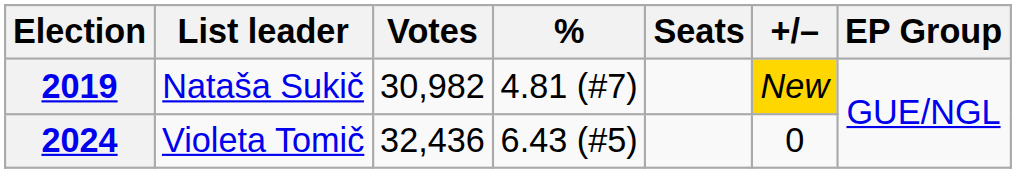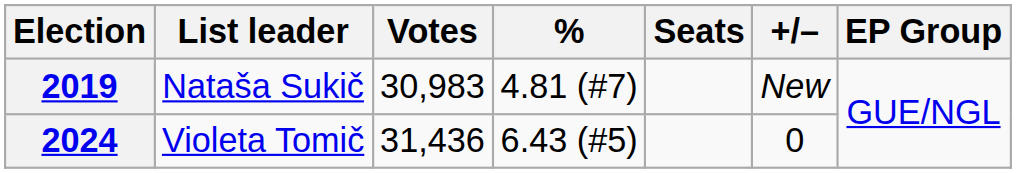(432, 85) 30,982 -> (432, 85) 30,983
(795, 85) gold background -> (795, 85) no background
(432, 140) 32,436 -> (432, 140) 31,436
